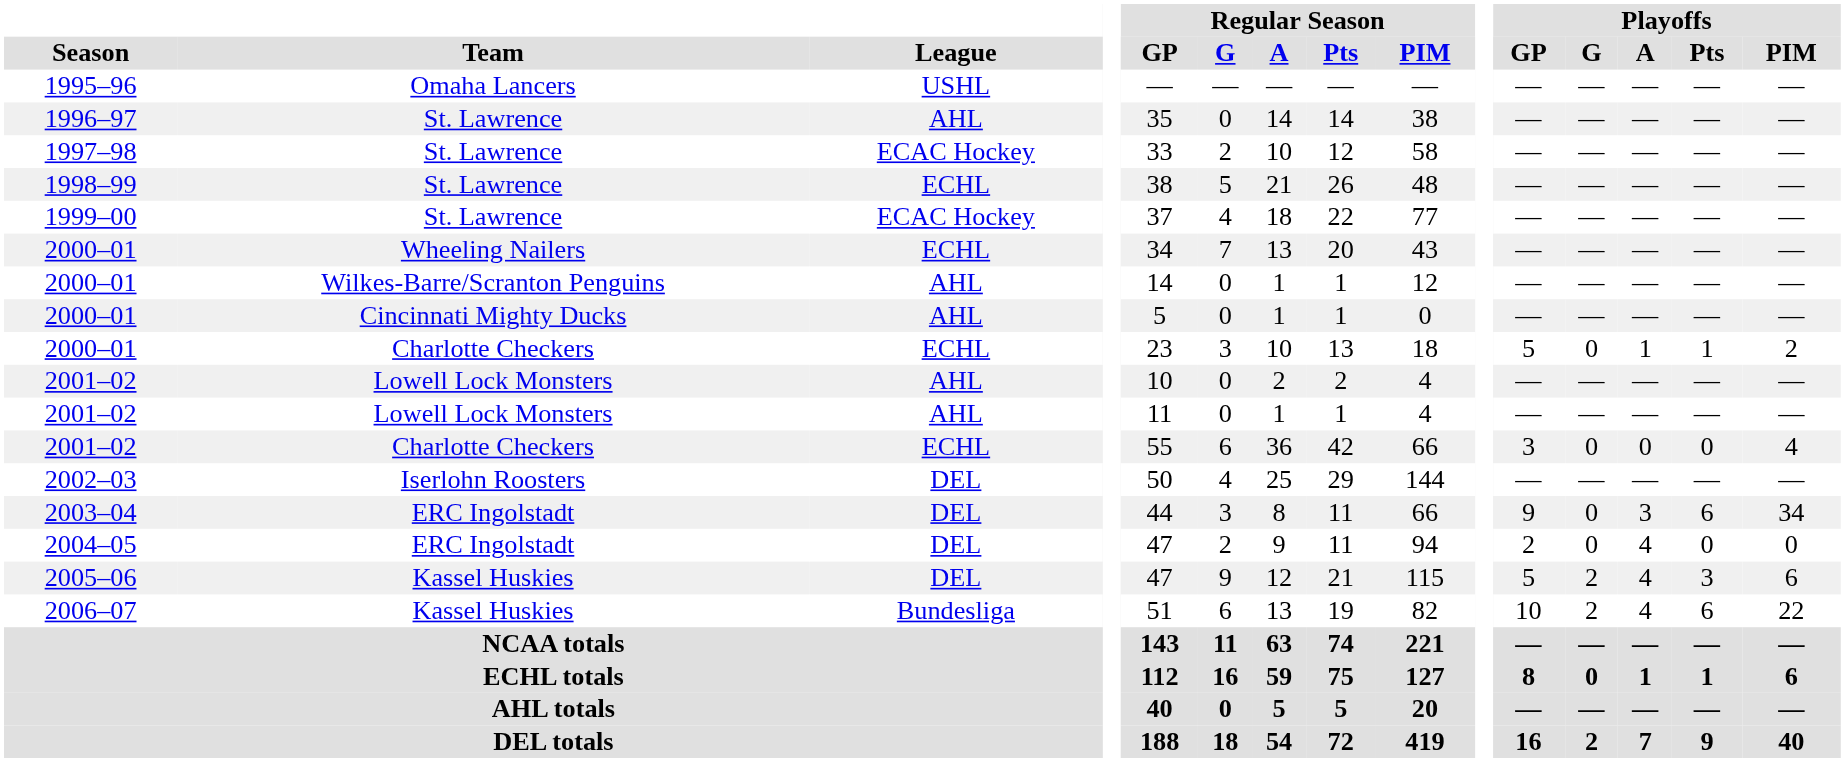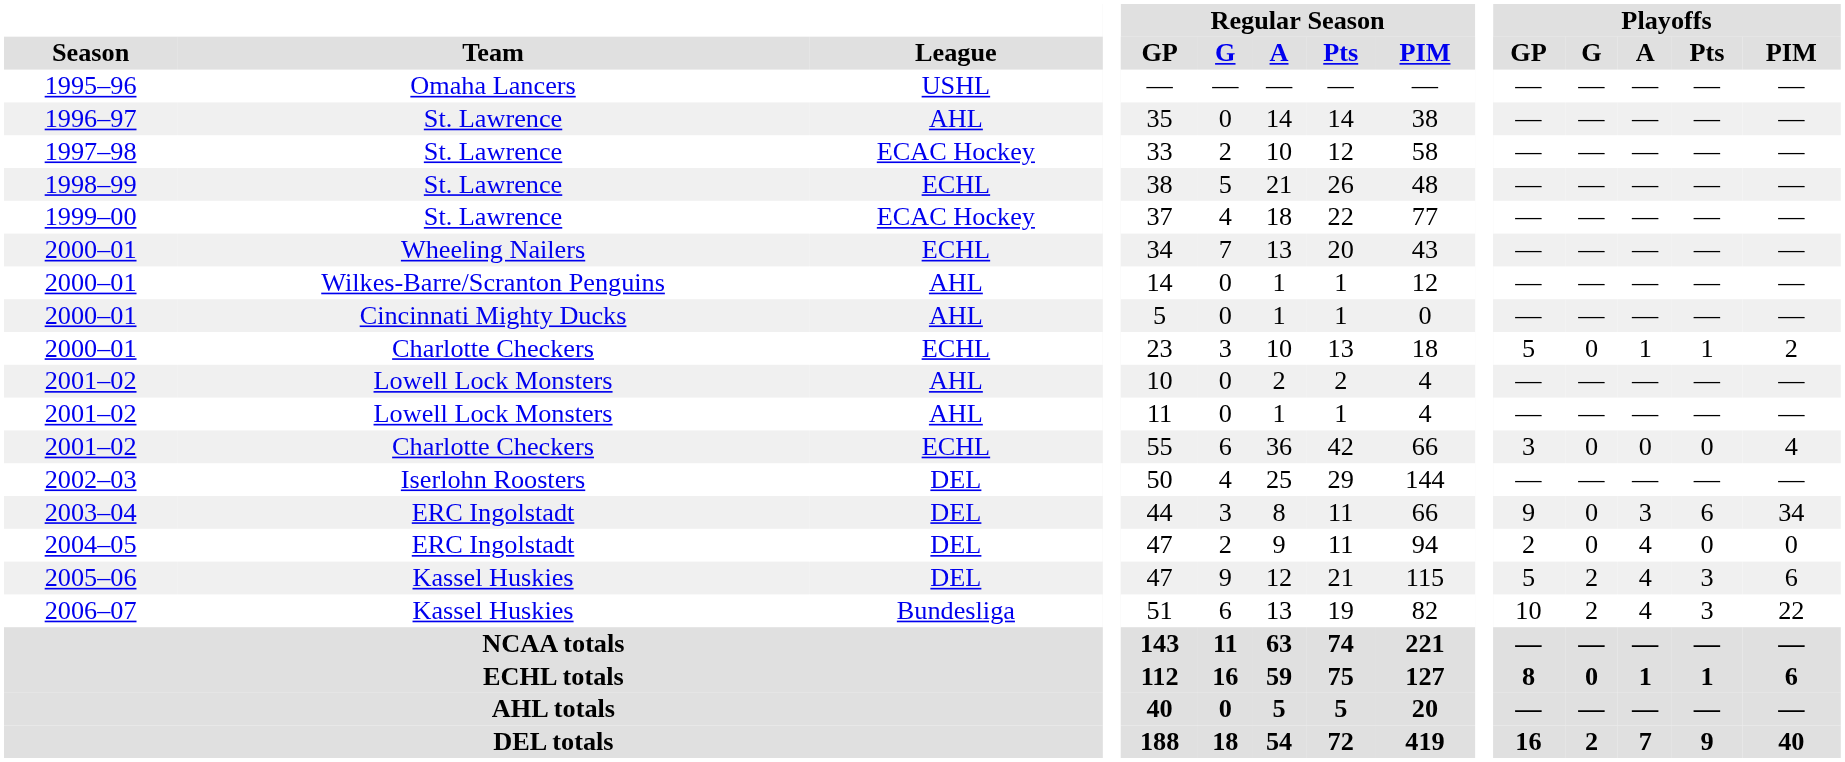(1707, 610) 6 -> (1707, 610) 3
